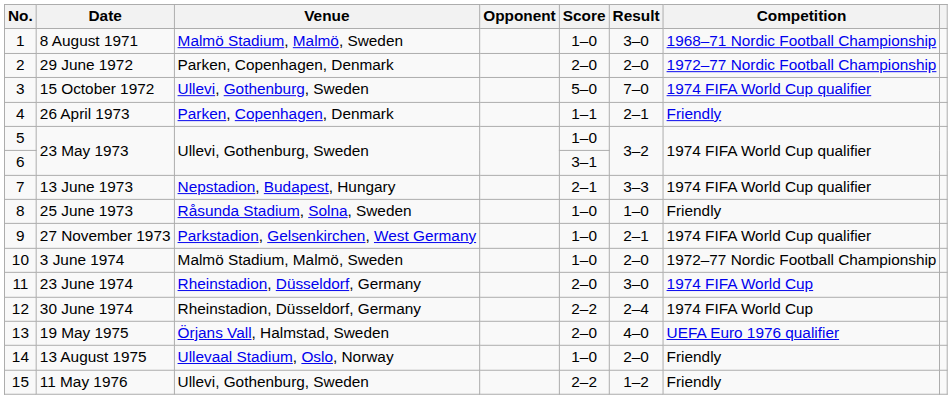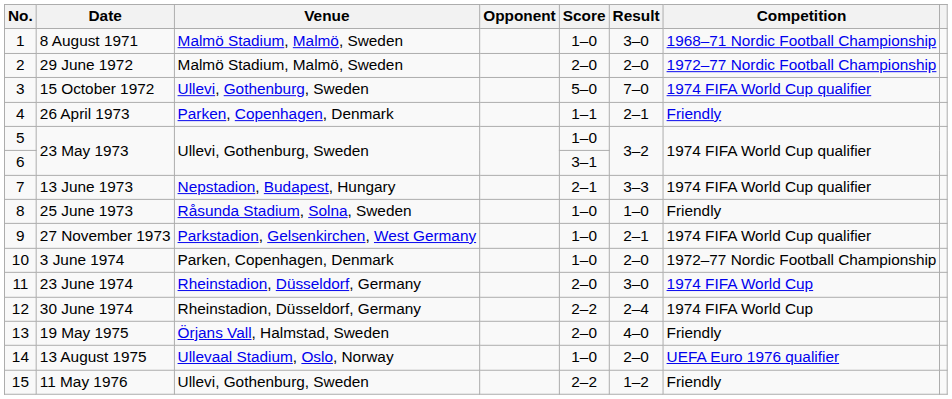(286, 65) Parken, Copenhagen, Denmark -> (290, 65) Malmö Stadium, Malmö, Sweden
(290, 260) Malmö Stadium, Malmö, Sweden -> (286, 260) Parken, Copenhagen, Denmark
(753, 333) UEFA Euro 1976 qualifier -> (694, 333) Friendly
(694, 357) Friendly -> (753, 357) UEFA Euro 1976 qualifier
